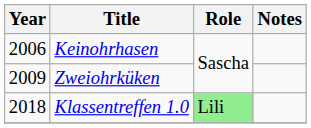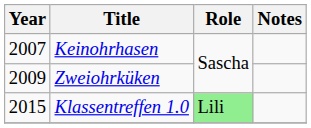(27, 48) 2006 -> (27, 48) 2007
(27, 107) 2018 -> (27, 107) 2015
